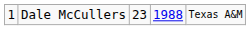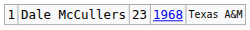(168, 15) 1988 -> (168, 15) 1968
